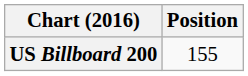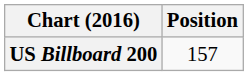(202, 53) 155 -> (202, 53) 157
